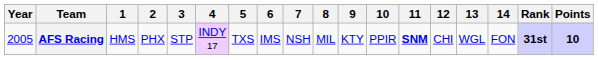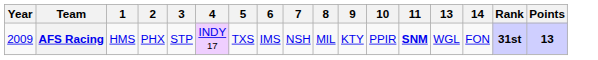- column: (443, 14)
(20, 39) 2005 -> (20, 39) 2009
(573, 39) 10 -> (547, 39) 13
